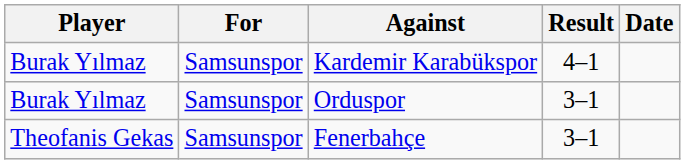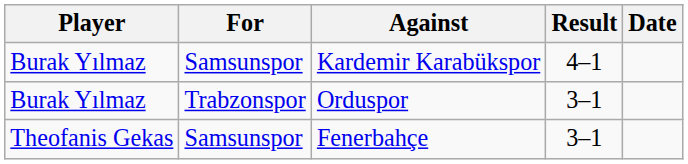(244, 100) Samsunspor -> (245, 100) Trabzonspor
